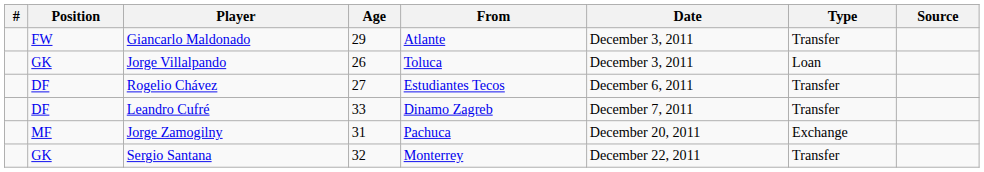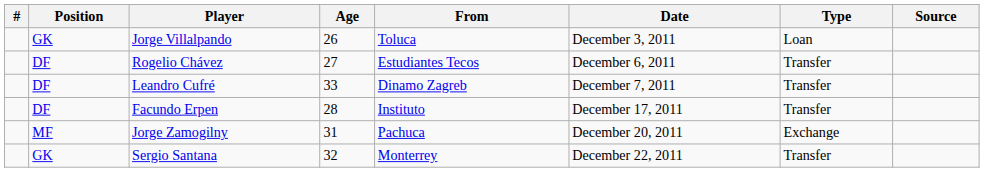- row: (189, 39)
+ row: (175, 109)
